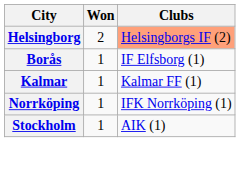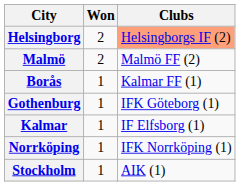+ row: (44, 59)
(163, 59) IF Elfsborg (1) -> (161, 81) Kalmar FF (1)
+ row: (44, 103)
(161, 81) Kalmar FF (1) -> (163, 125) IF Elfsborg (1)
